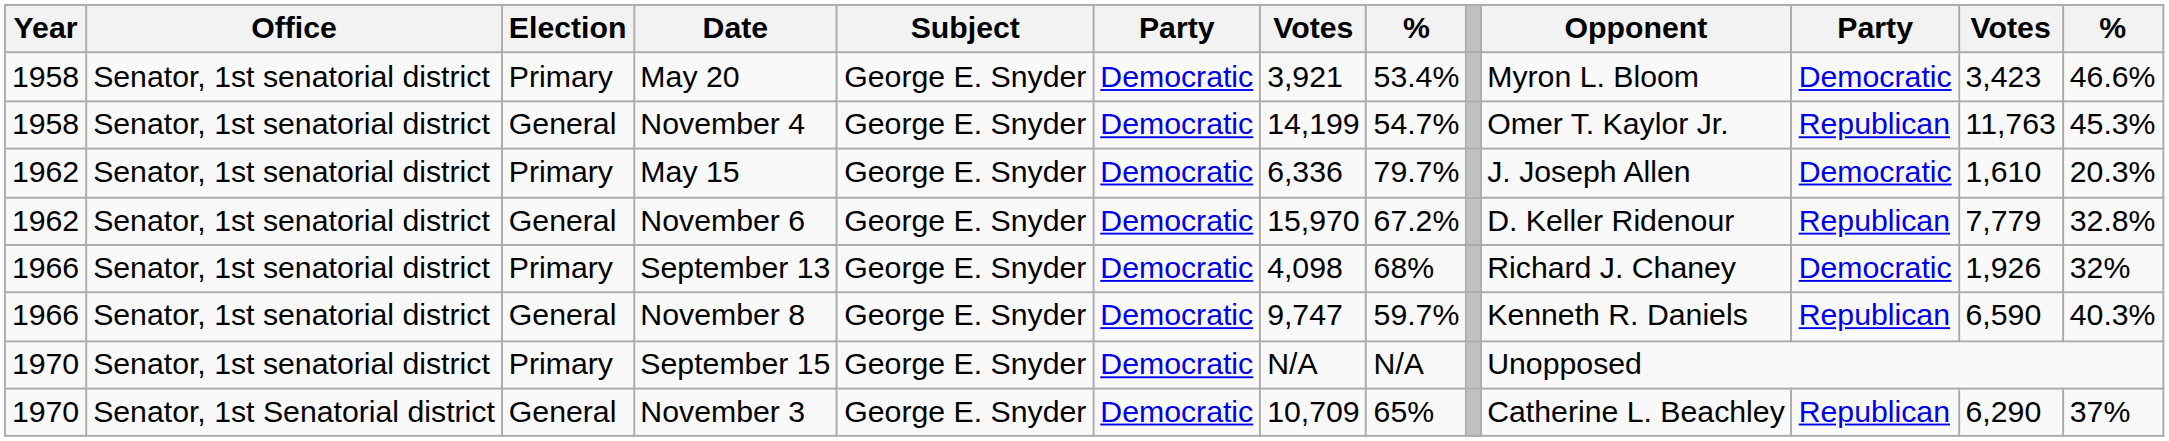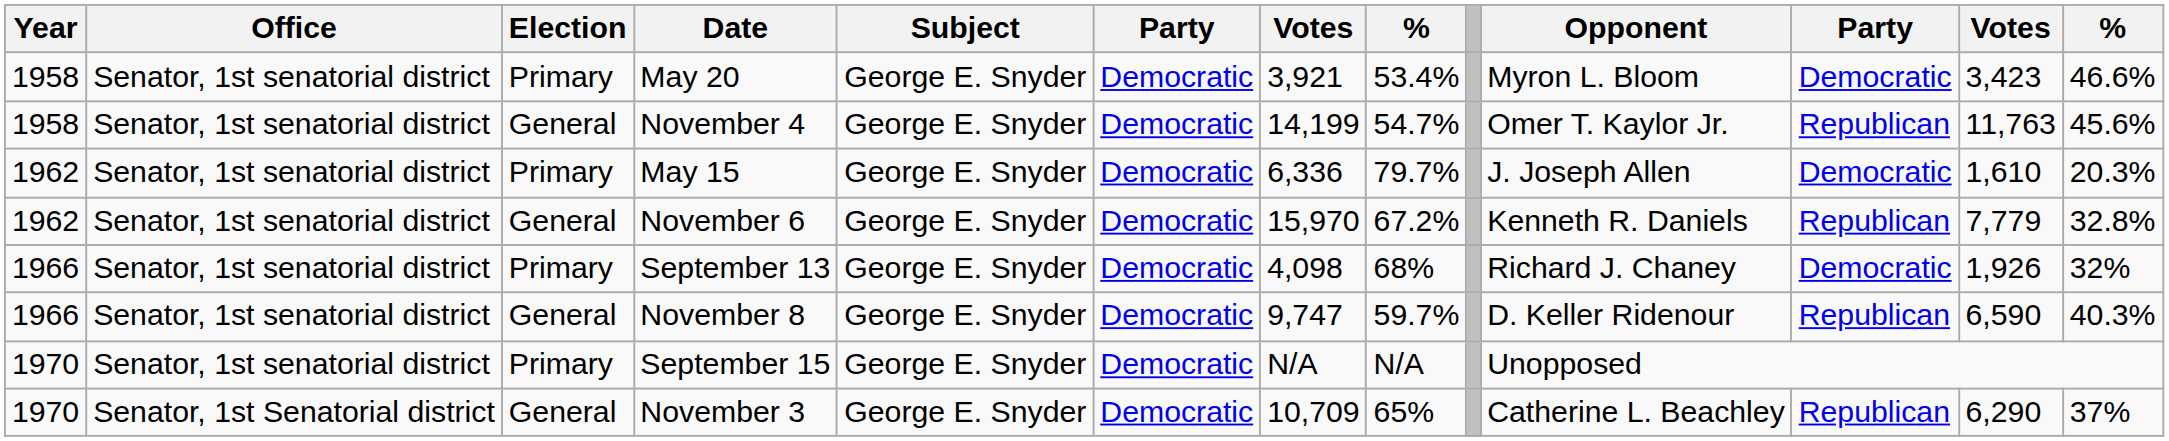(2113, 124) 45.3% -> (2113, 124) 45.6%
(1611, 220) D. Keller Ridenour -> (1617, 220) Kenneth R. Daniels
(1617, 316) Kenneth R. Daniels -> (1611, 316) D. Keller Ridenour
